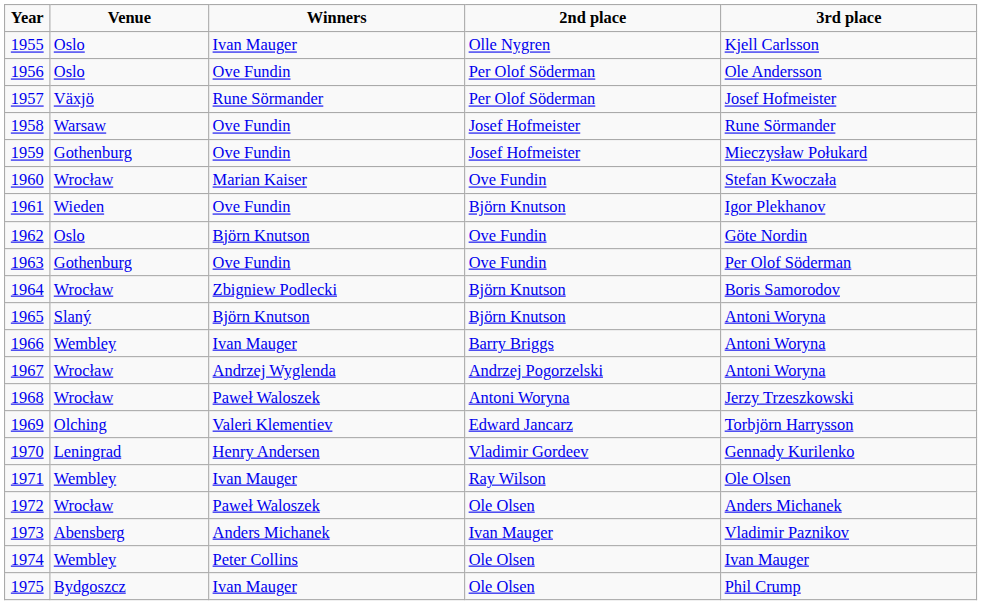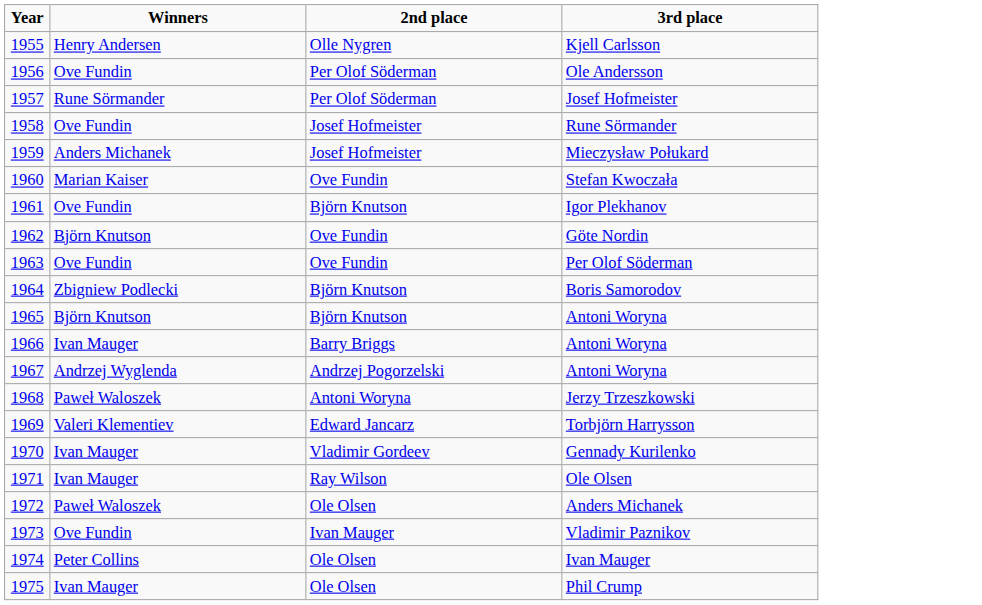- column: (129, 18)
(255, 45) Ivan Mauger -> (107, 45) Henry Andersen
(252, 153) Ove Fundin -> (112, 153) Anders Michanek
(266, 451) Henry Andersen -> (96, 451) Ivan Mauger
(271, 532) Anders Michanek -> (93, 532) Ove Fundin
